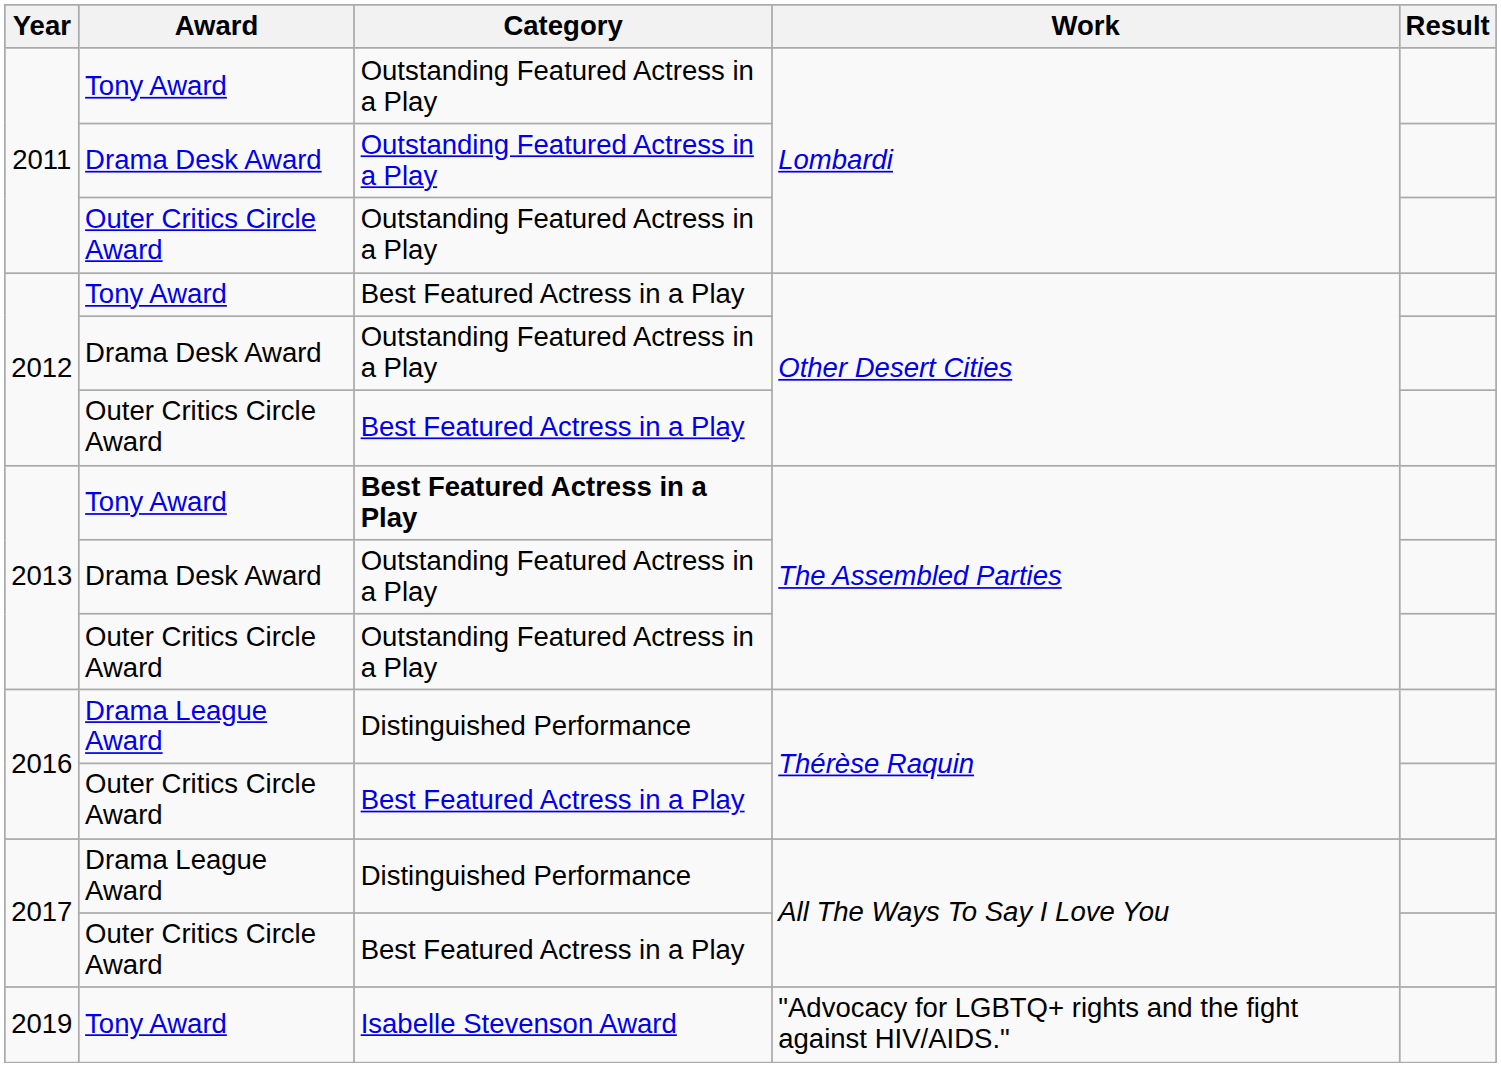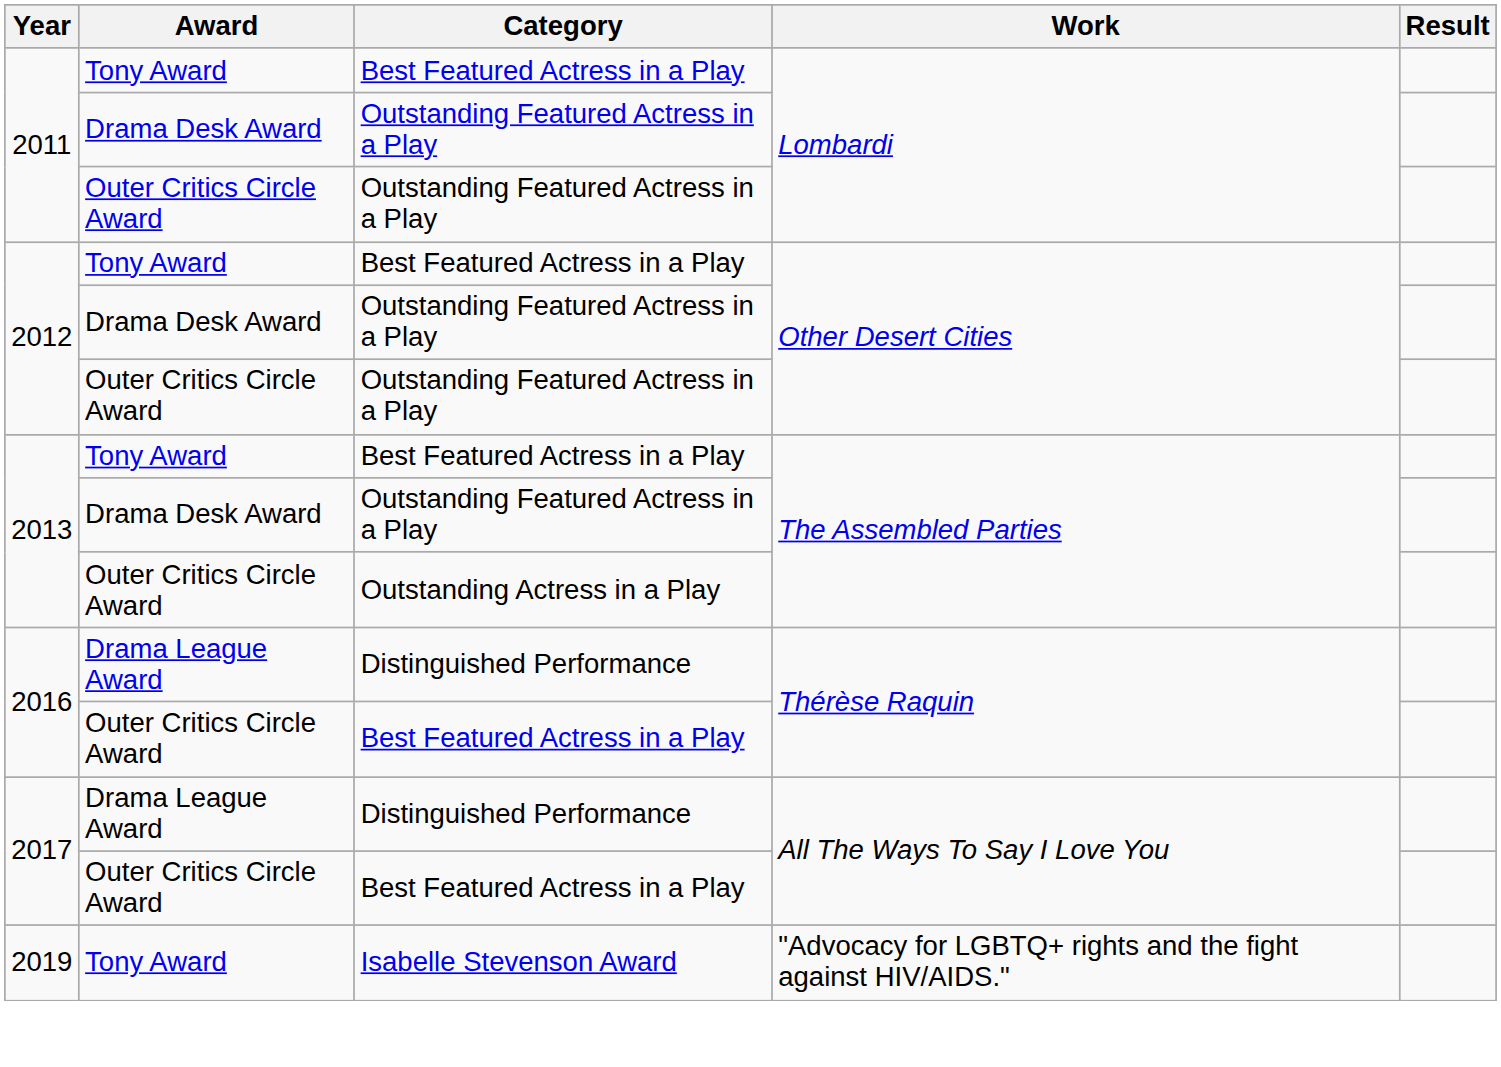(557, 85) Outstanding Featured Actress in a Play -> (553, 69) Best Featured Actress in a Play
(553, 427) Best Featured Actress in a Play -> (557, 396) Outstanding Featured Actress in a Play
(534, 502) bold -> (553, 455) normal
(557, 651) Outstanding Featured Actress in a Play -> (540, 589) Outstanding Actress in a Play
